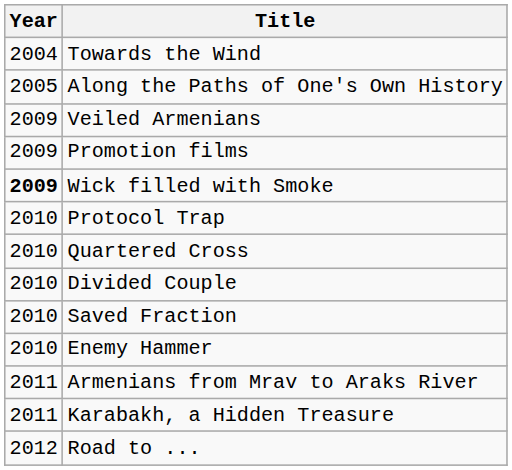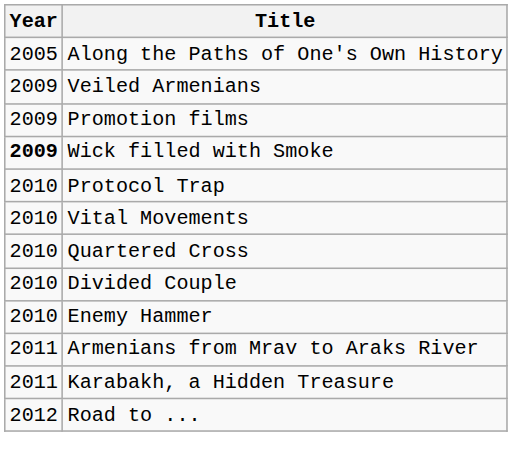- row: (164, 54)
+ row: (158, 218)
- row: (152, 317)
